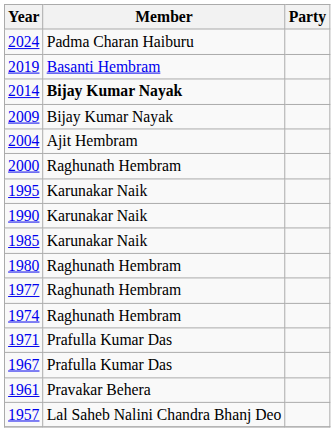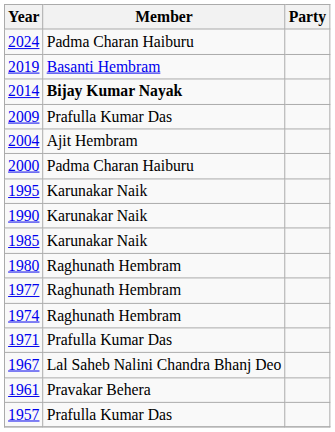(110, 116) Bijay Kumar Nayak -> (109, 116) Prafulla Kumar Das
(114, 166) Raghunath Hembram -> (120, 166) Padma Charan Haiburu
(109, 365) Prafulla Kumar Das -> (164, 365) Lal Saheb Nalini Chandra Bhanj Deo
(164, 414) Lal Saheb Nalini Chandra Bhanj Deo -> (109, 414) Prafulla Kumar Das
